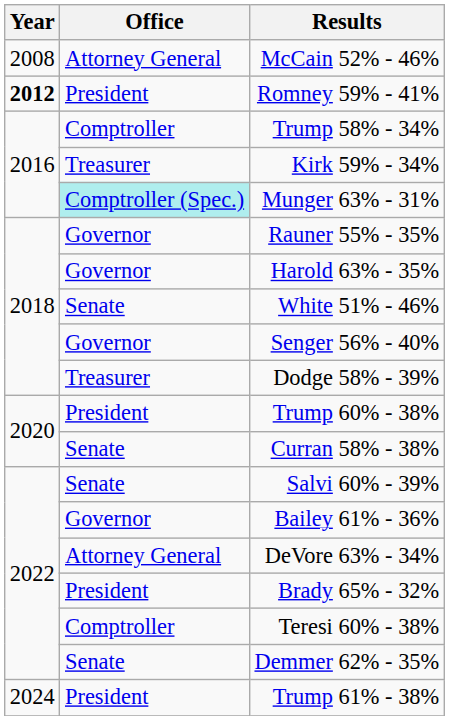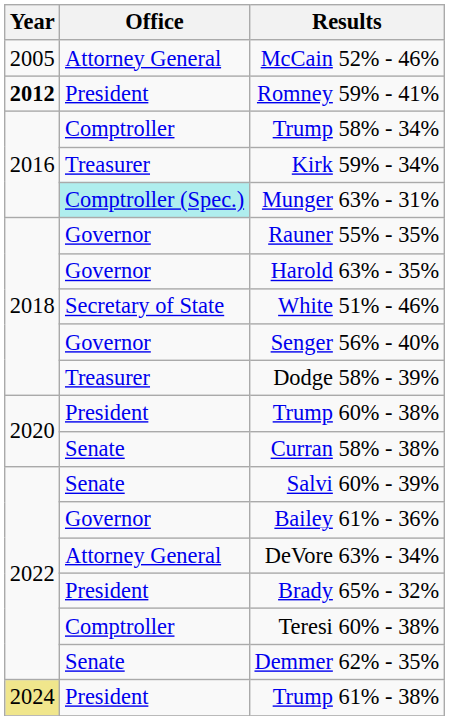(32, 57) 2008 -> (32, 57) 2005
(95, 306) Senate -> (145, 306) Secretary of State
(32, 697) no background -> (32, 697) khaki background
